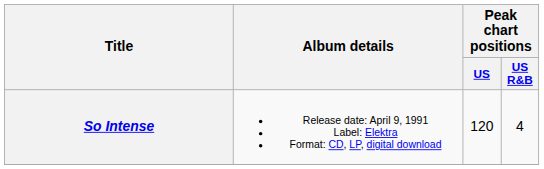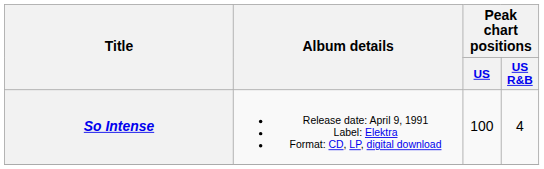(482, 126) 120 -> (482, 126) 100
